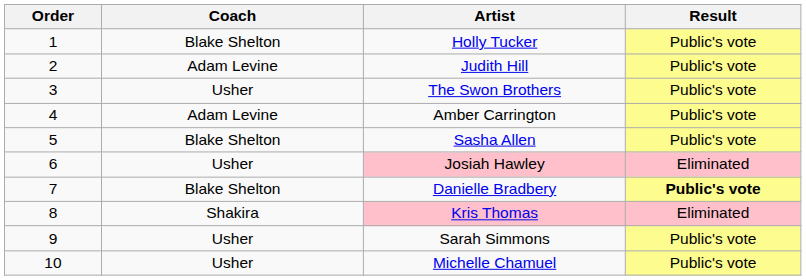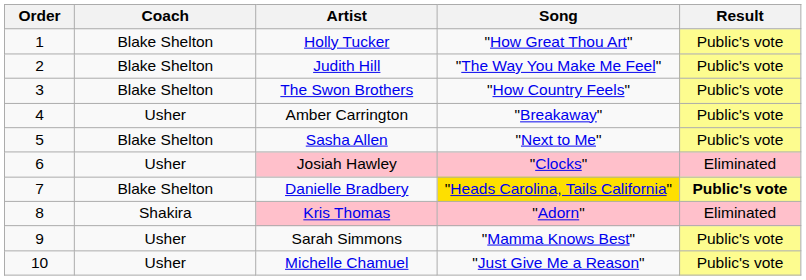+ column: (558, 16)
(233, 66) Adam Levine -> (165, 66) Blake Shelton
(233, 90) Usher -> (165, 90) Blake Shelton
(233, 115) Adam Levine -> (165, 115) Usher
